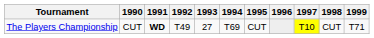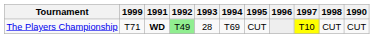columns swapped: (132, 12) <-> (357, 12)
(182, 27) no background -> (182, 27) lightgreen background
(207, 27) 27 -> (207, 27) 28
